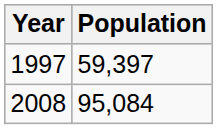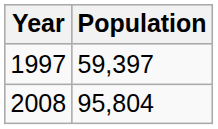(116, 103) 95,084 -> (116, 103) 95,804
